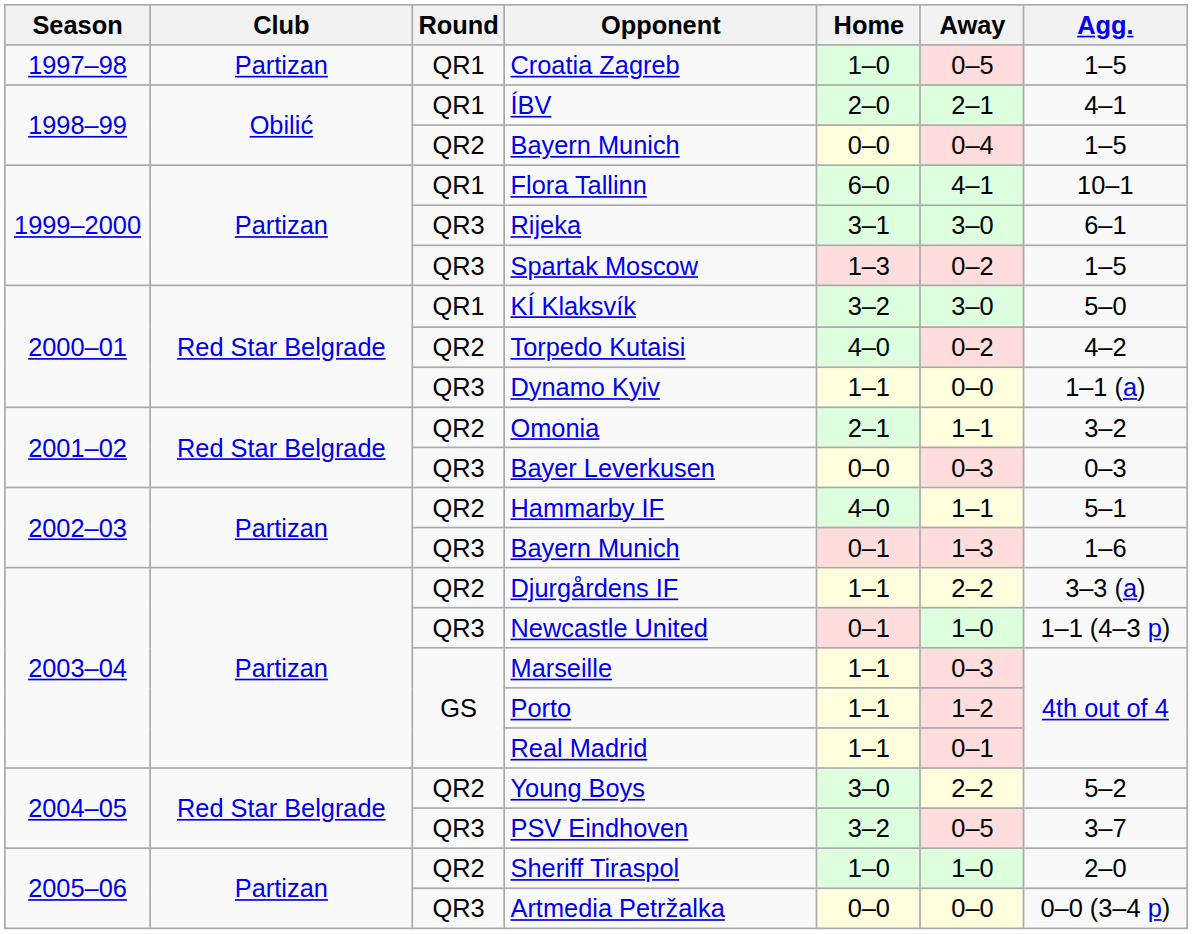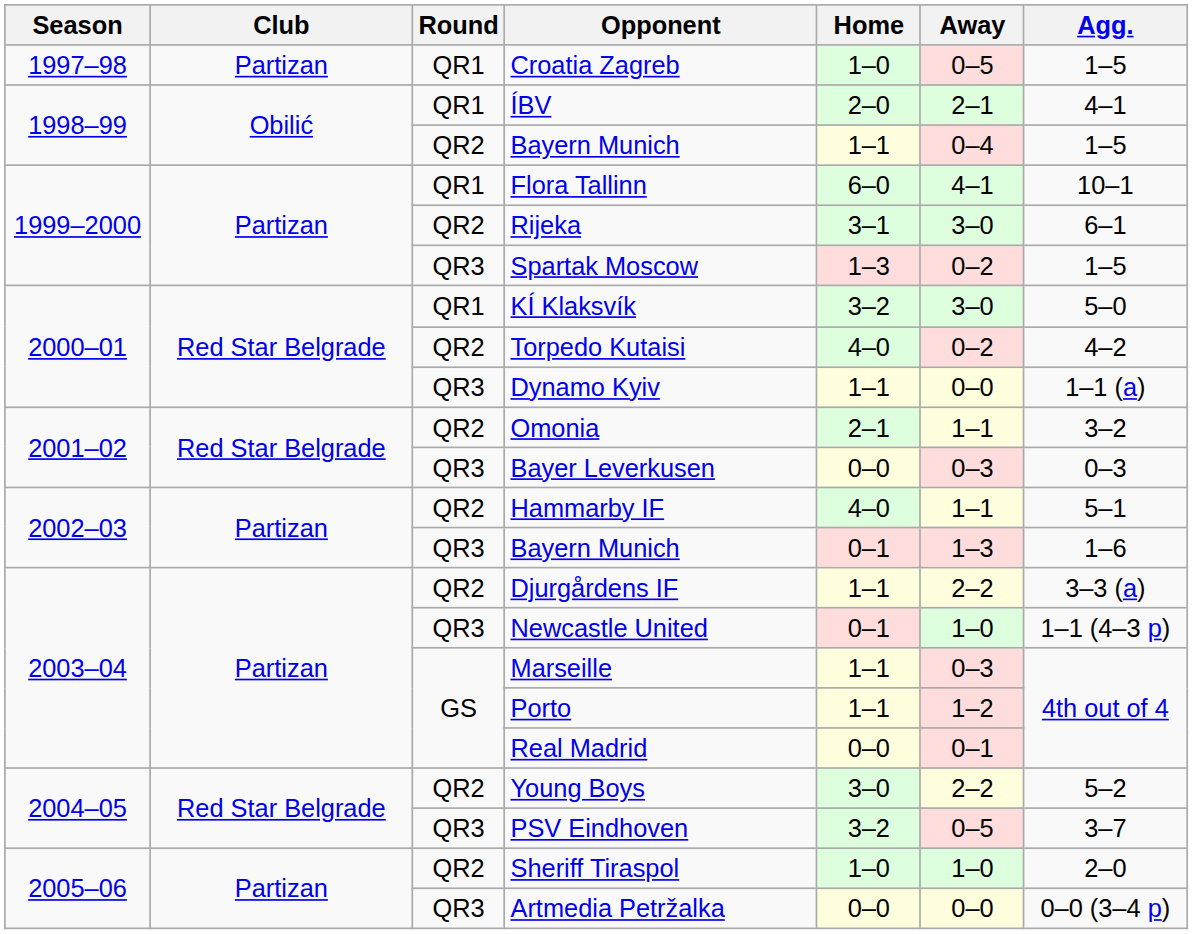(869, 146) 0–0 -> (869, 146) 1–1
(459, 226) QR3 -> (459, 226) QR2
(869, 748) 1–1 -> (869, 748) 0–0
